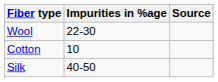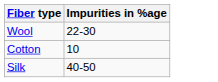- column: (191, 13)
